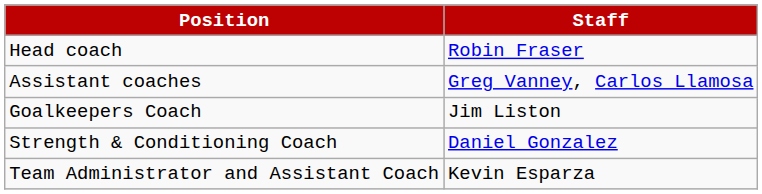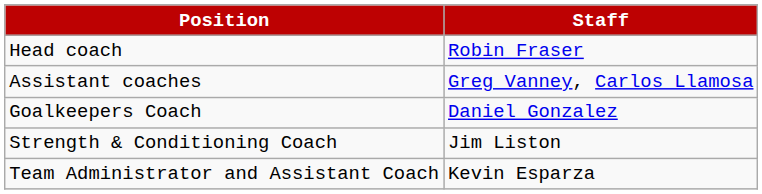(505, 112) Jim Liston -> (533, 112) Daniel Gonzalez
(533, 143) Daniel Gonzalez -> (505, 143) Jim Liston
